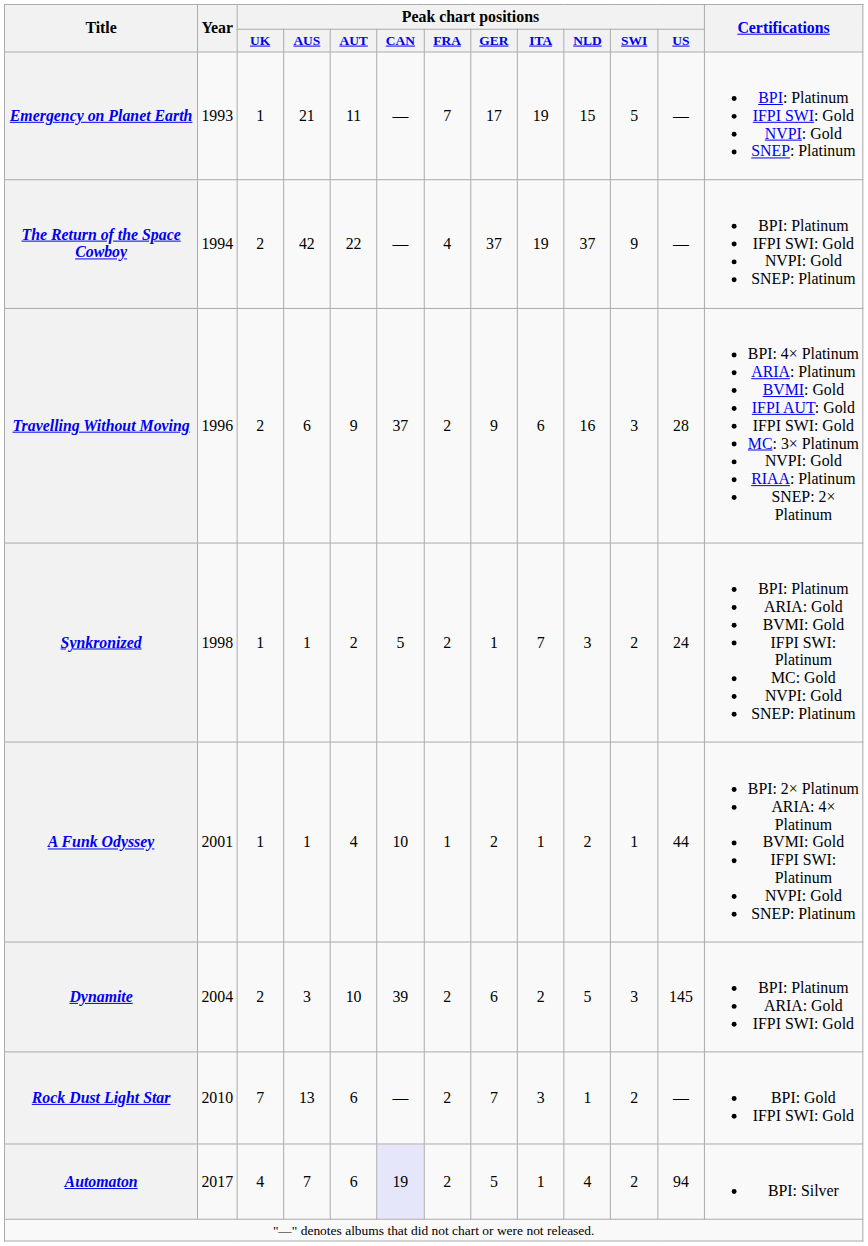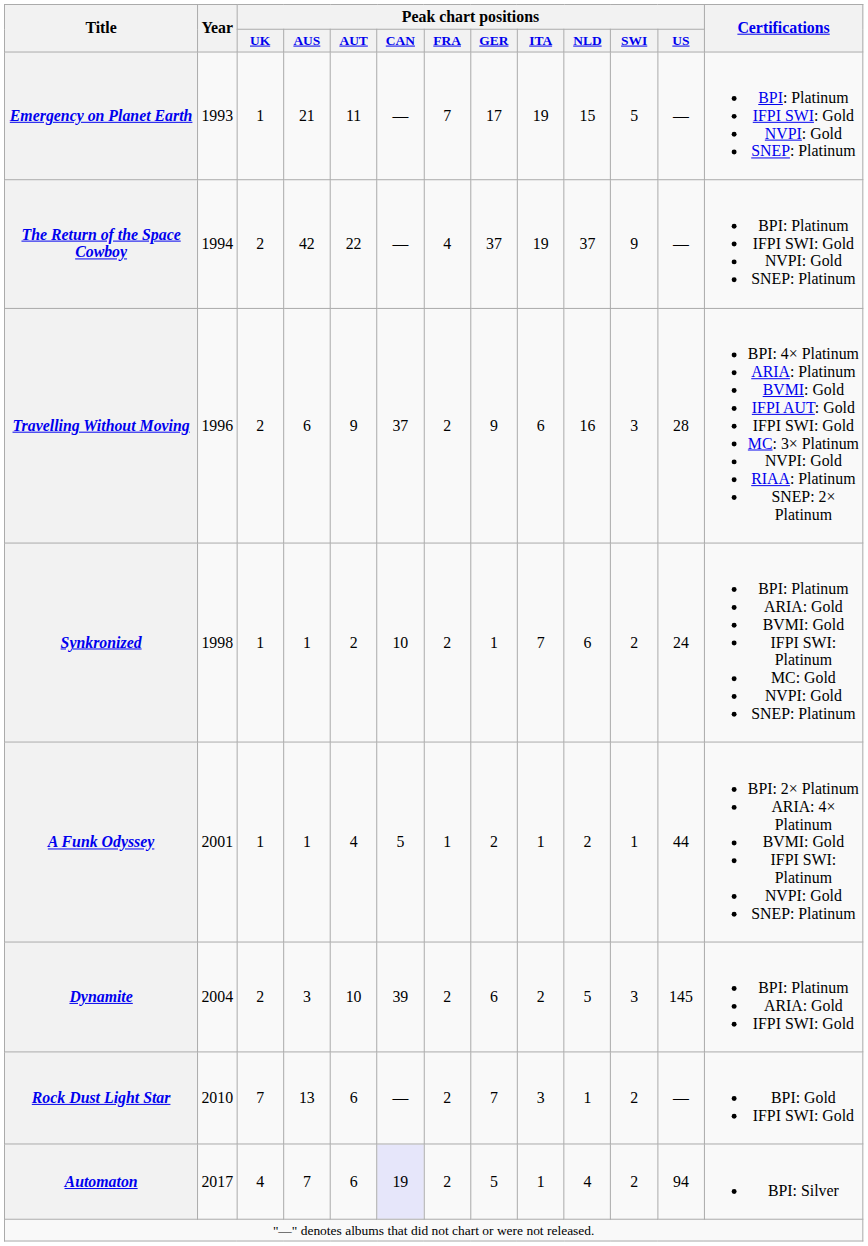(400, 642) 5 -> (400, 642) 10
(587, 642) 3 -> (587, 642) 6
(400, 842) 10 -> (400, 842) 5
